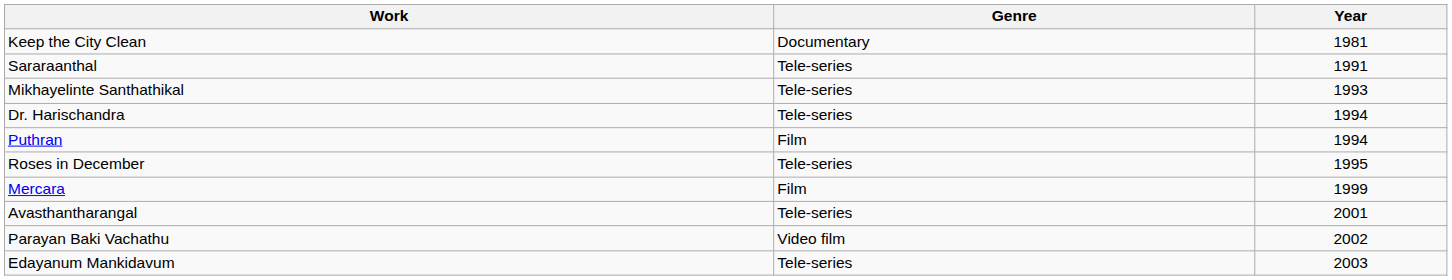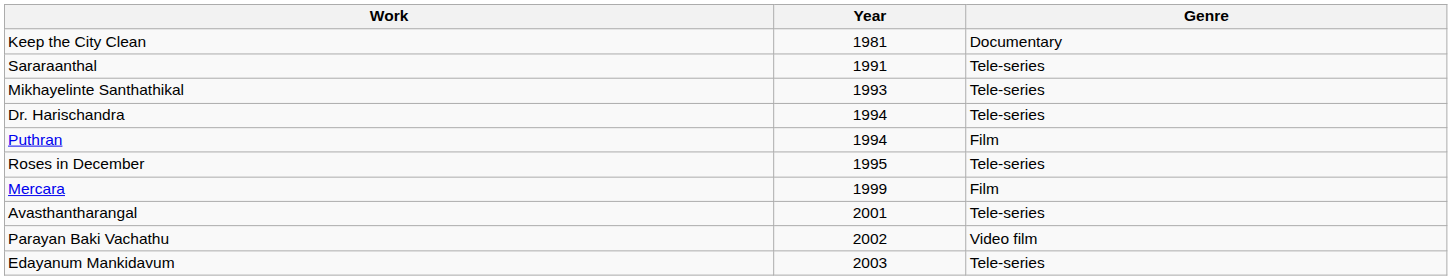columns swapped: (1014, 16) <-> (1351, 16)
